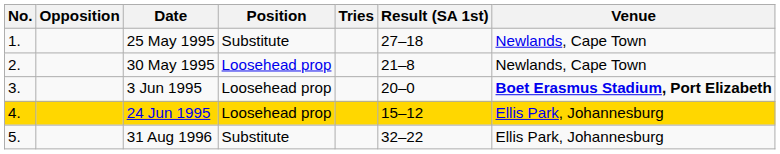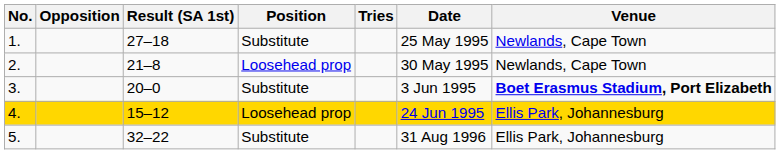columns swapped: (435, 16) <-> (171, 16)
(277, 88) Loosehead prop -> (275, 88) Substitute
